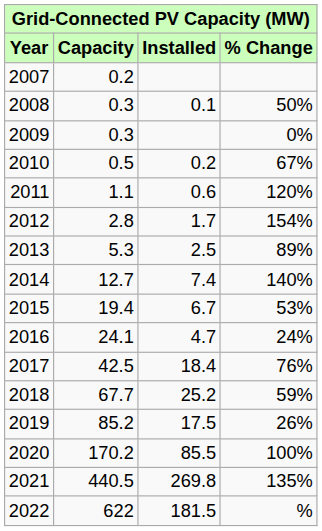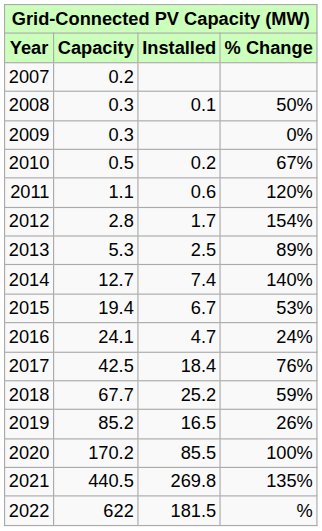(198, 423) 17.5 -> (198, 423) 16.5
